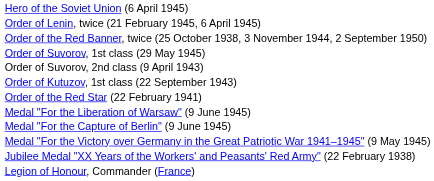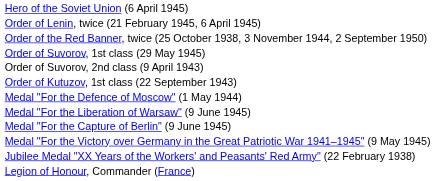- row: (103, 97)
+ row: (123, 97)
